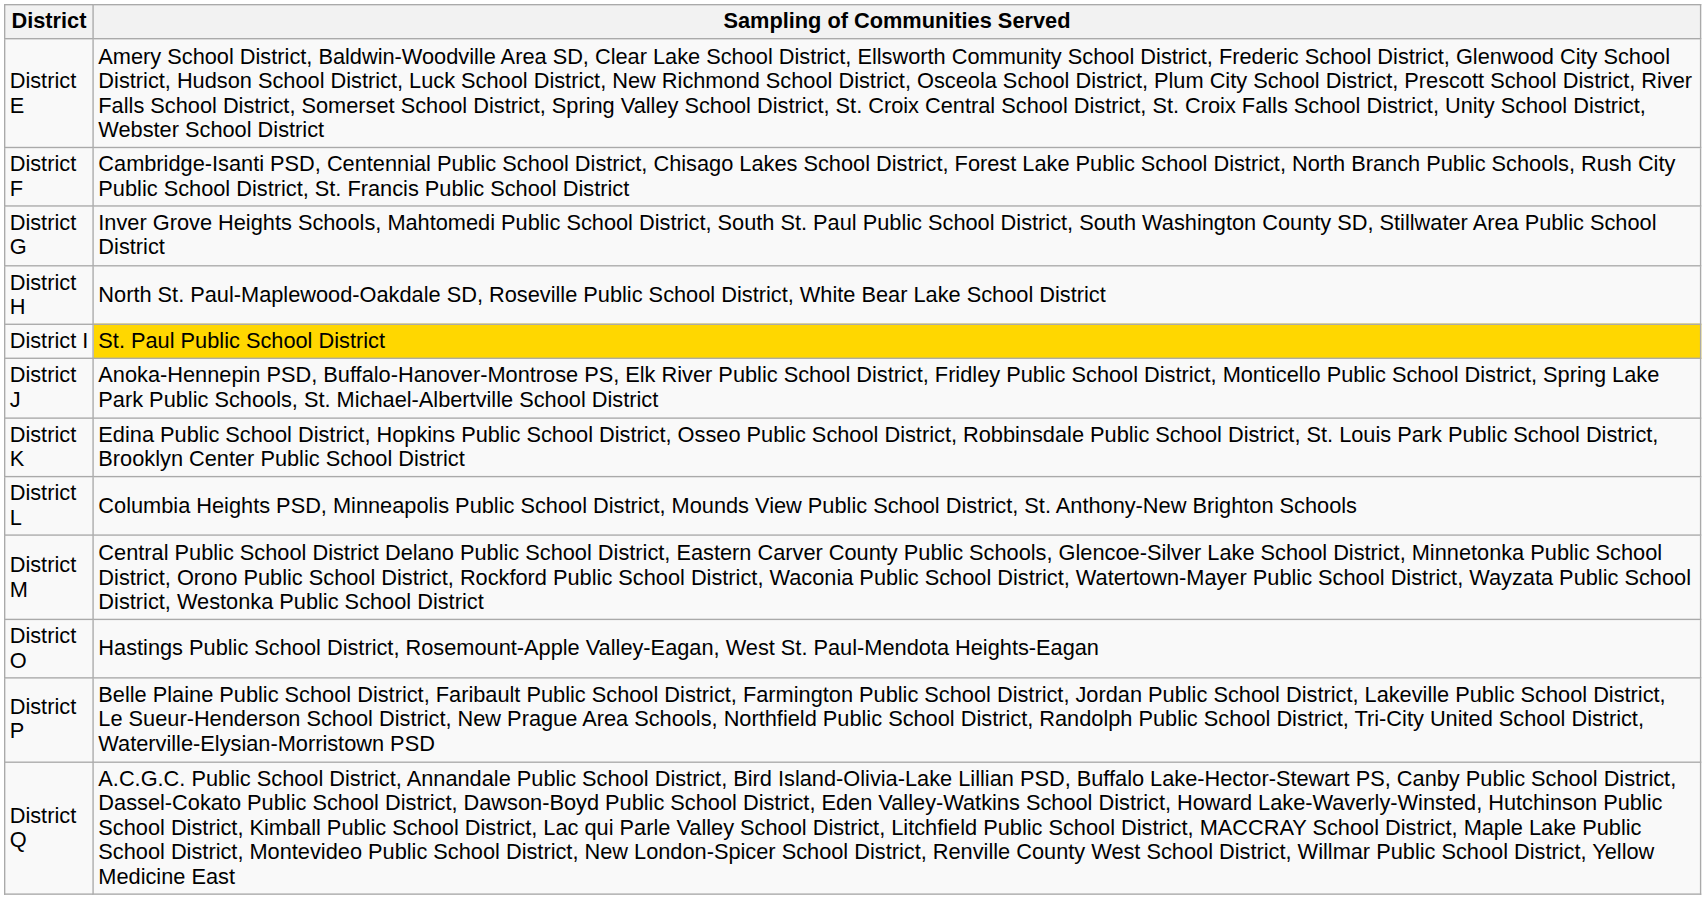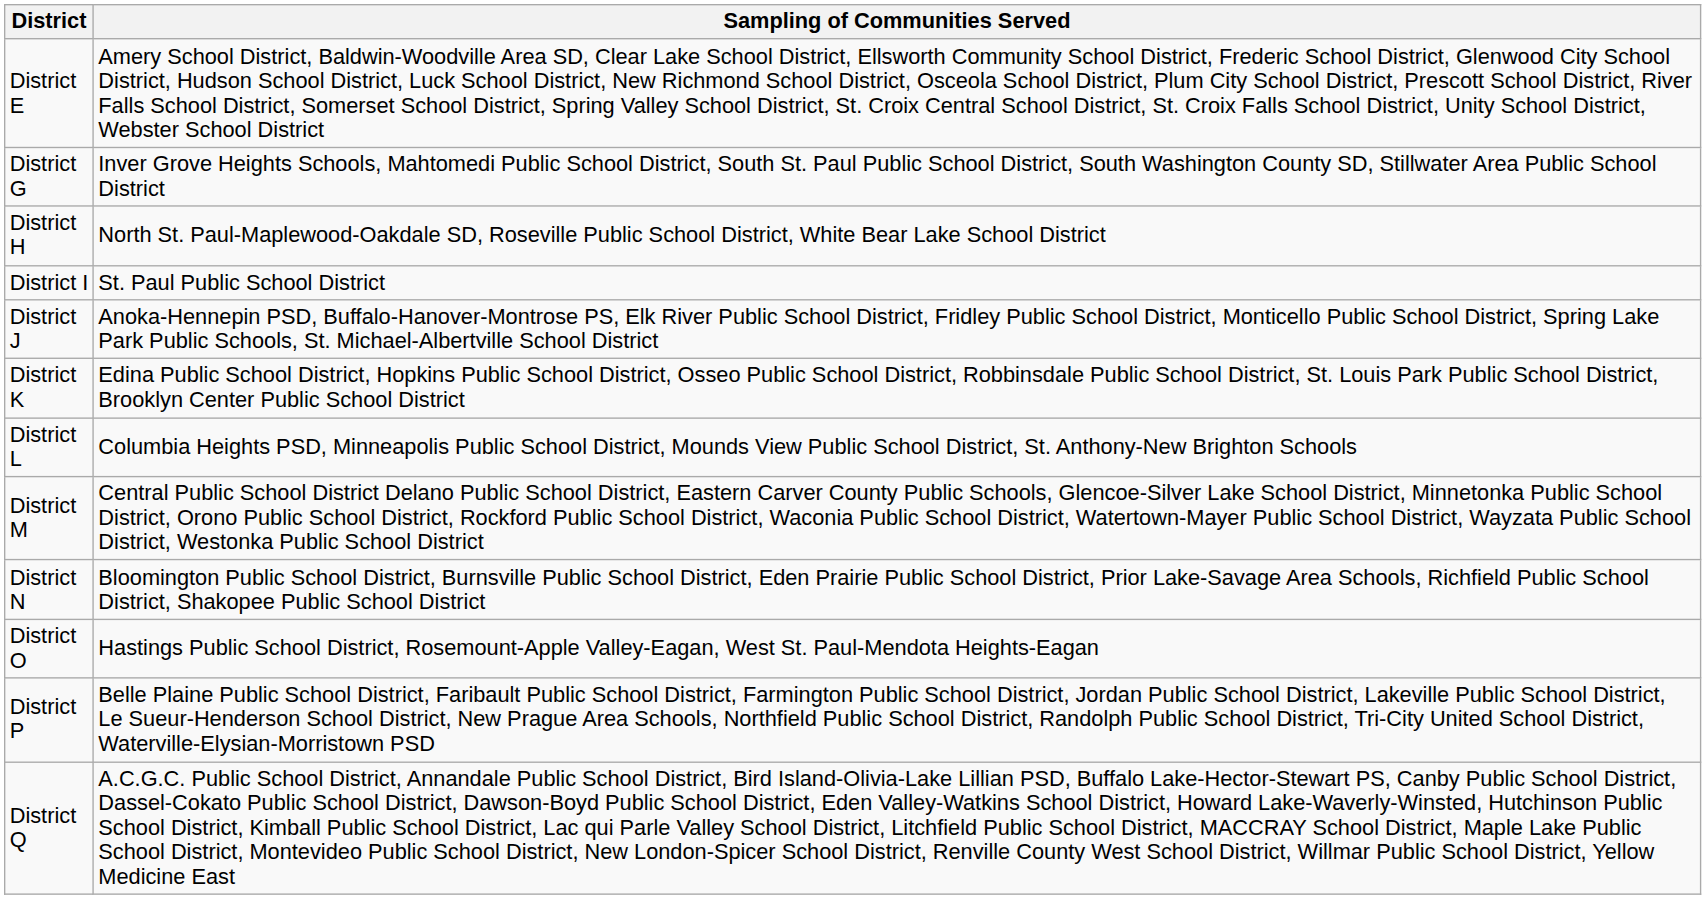- row: (43, 176)
(242, 341) gold background -> (242, 282) no background
+ row: (43, 589)
